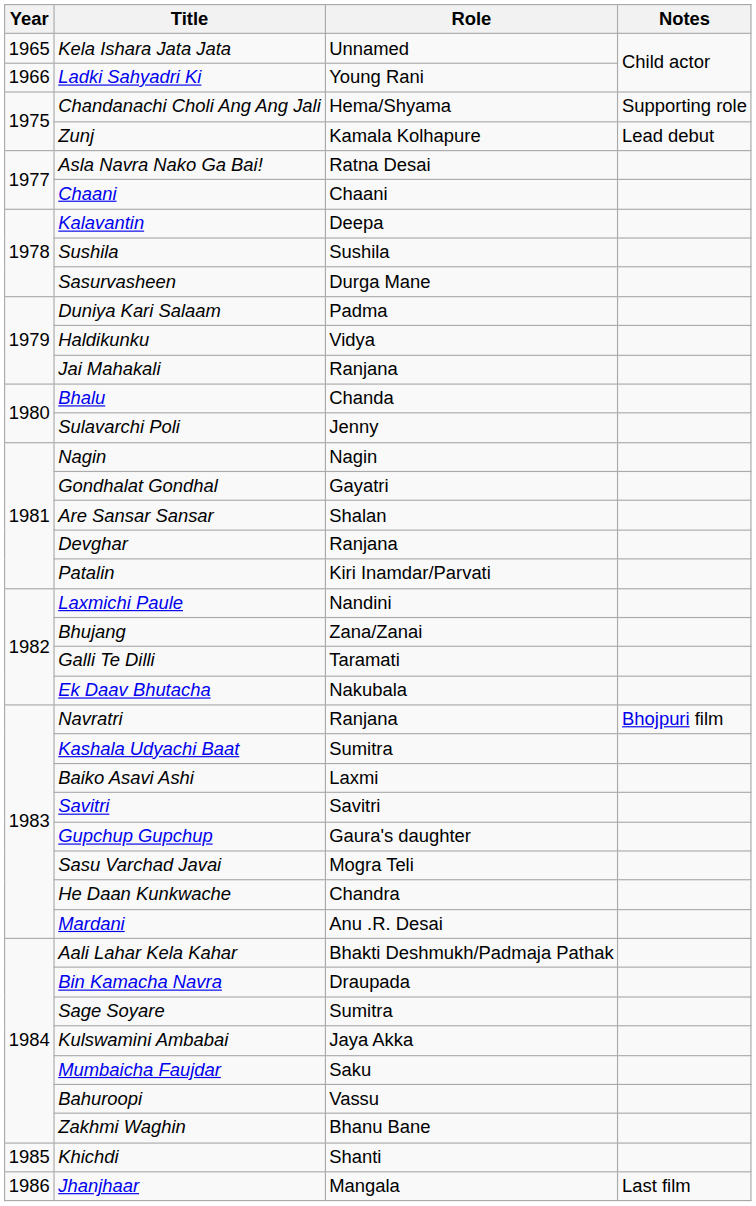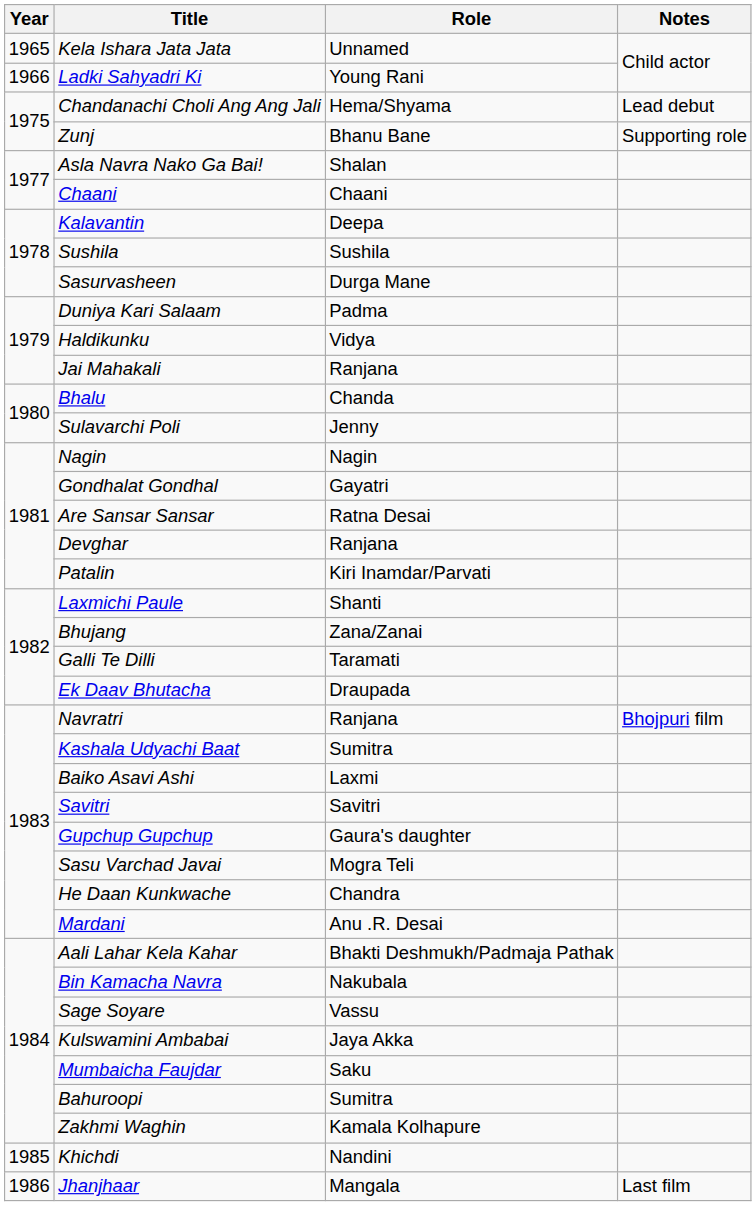(684, 106) Supporting role -> (668, 106) Lead debut
(405, 135) Kamala Kolhapure -> (380, 135) Bhanu Bane
(668, 135) Lead debut -> (684, 135) Supporting role
(380, 164) Ratna Desai -> (358, 164) Shalan
(358, 515) Shalan -> (380, 515) Ratna Desai
(360, 602) Nandini -> (355, 602) Shanti
(368, 690) Nakubala -> (370, 690) Draupada
(370, 982) Draupada -> (368, 982) Nakubala
(361, 1011) Sumitra -> (354, 1011) Vassu
(354, 1098) Vassu -> (361, 1098) Sumitra
(380, 1127) Bhanu Bane -> (405, 1127) Kamala Kolhapure
(355, 1157) Shanti -> (360, 1157) Nandini
